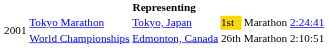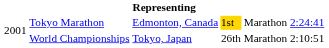(162, 22) Tokyo, Japan -> (175, 22) Edmonton, Canada
(175, 38) Edmonton, Canada -> (162, 38) Tokyo, Japan
